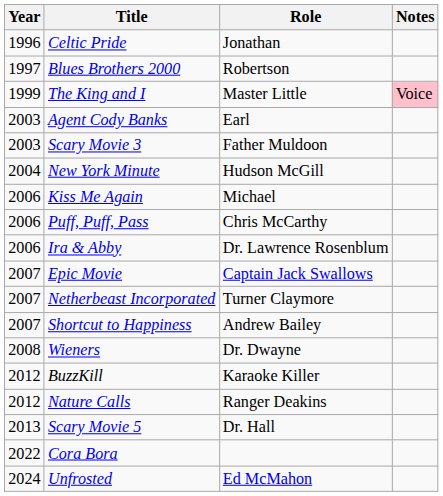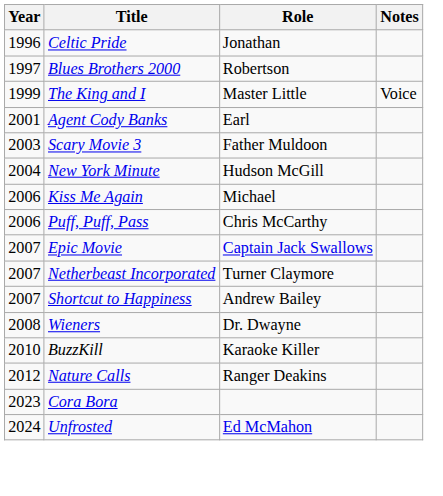(414, 94) pink background -> (398, 94) no background
(24, 119) 2003 -> (24, 119) 2001
- row: (85, 247)
(24, 376) 2012 -> (24, 350) 2010
- row: (95, 427)
(24, 453) 2022 -> (24, 401) 2023
